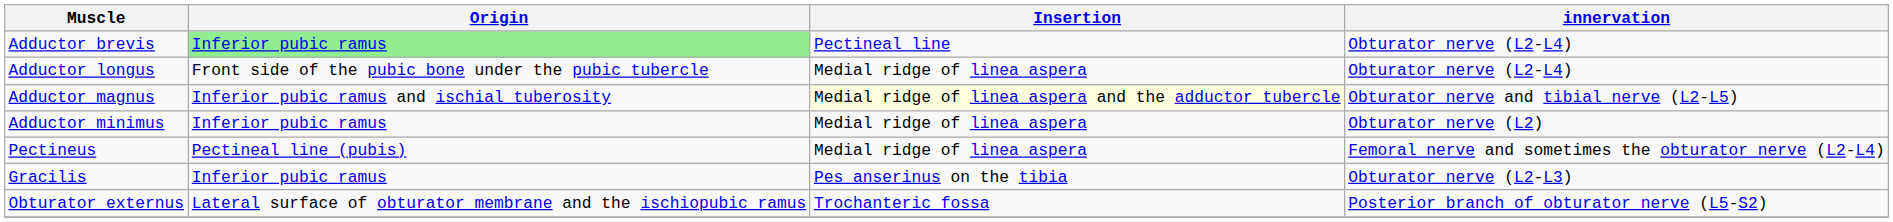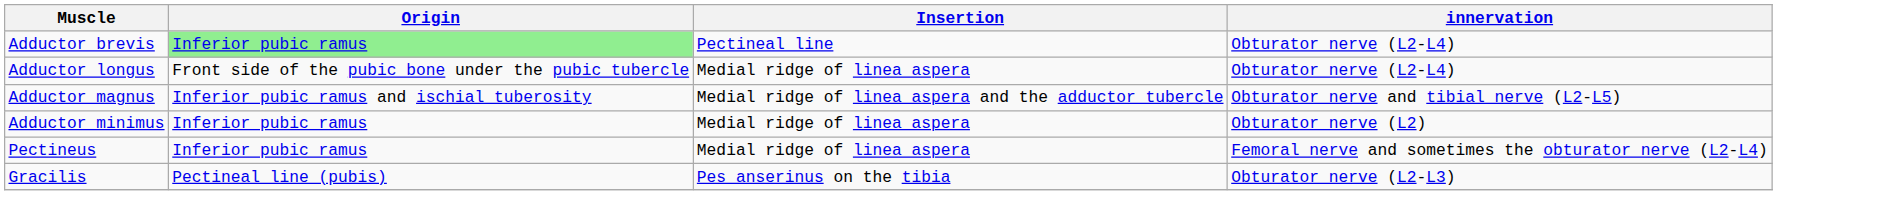(1077, 97) lightyellow background -> (960, 97) no background
(299, 150) Pectineal line (pubis) -> (270, 150) Inferior pubic ramus
(289, 177) Inferior pubic ramus -> (280, 177) Pectineal line (pubis)
- row: (96, 203)
